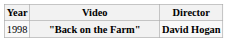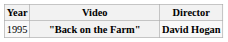(17, 29) 1998 -> (17, 29) 1995
